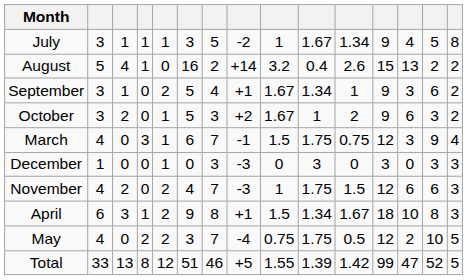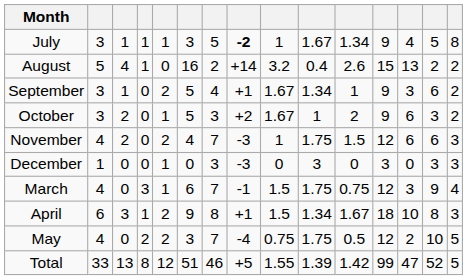(244, 42) normal -> (244, 42) bold
rows swapped: (46, 189) <-> (46, 140)
